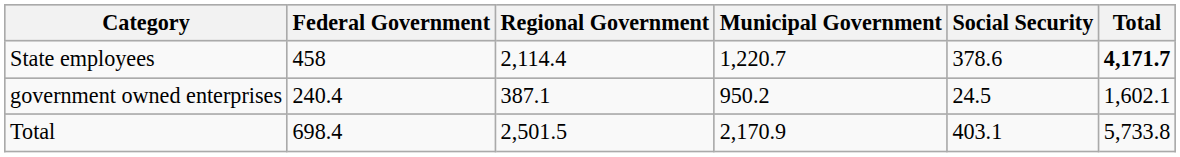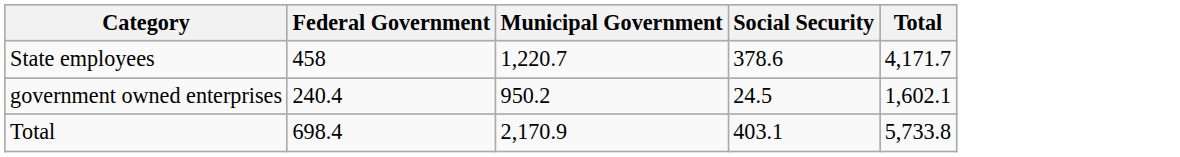- column: (605, 22)
(1137, 58) bold -> (918, 58) normal
